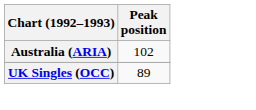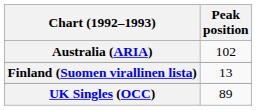+ row: (102, 72)
